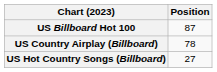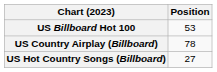(190, 28) 87 -> (190, 28) 53
